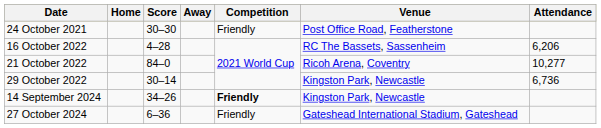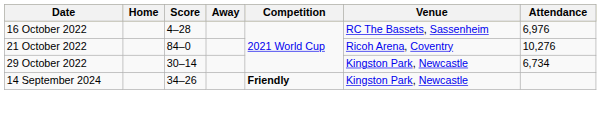- row: (47, 30)
(546, 47) 6,206 -> (536, 30) 6,976
(549, 64) 10,277 -> (539, 47) 10,276
(546, 81) 6,736 -> (536, 64) 6,734
- row: (47, 115)
